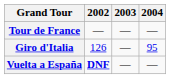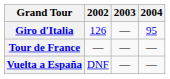rows swapped: (44, 47) <-> (44, 30)
(98, 64) bold -> (98, 64) normal
